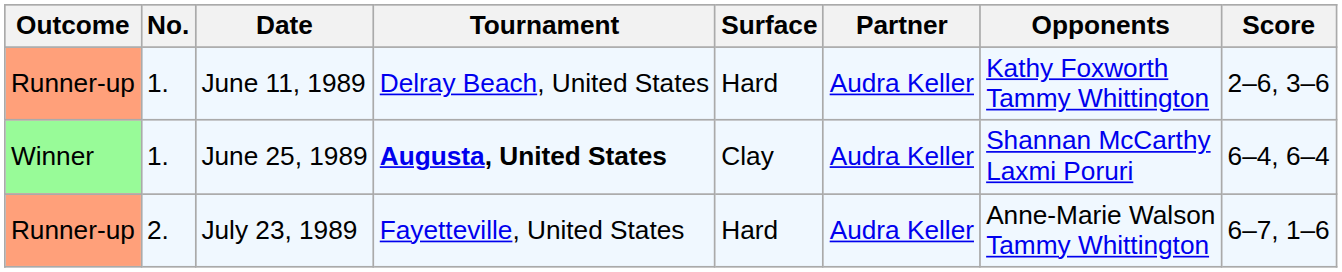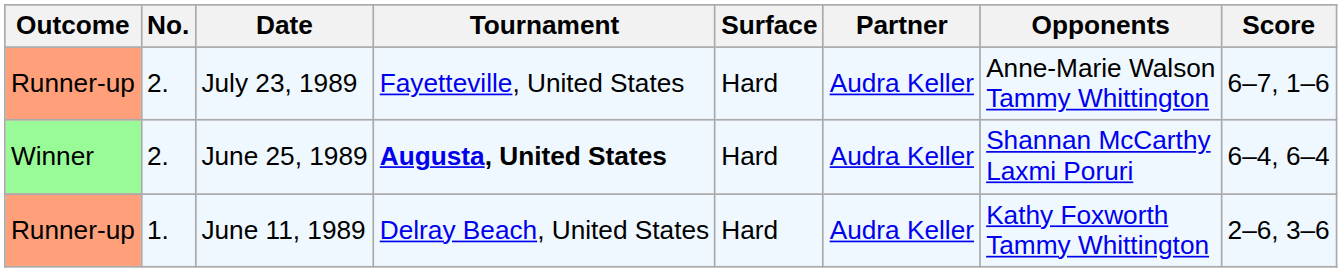rows swapped: (284, 83) <-> (279, 229)
(158, 156) 1. -> (158, 156) 2.
(748, 156) Clay -> (750, 156) Hard
